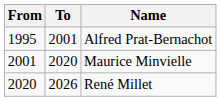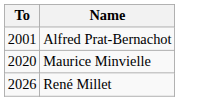- column: (25, 15)
